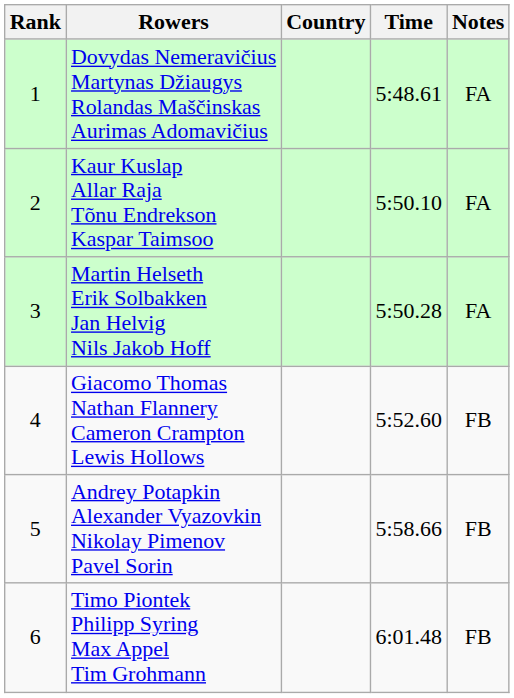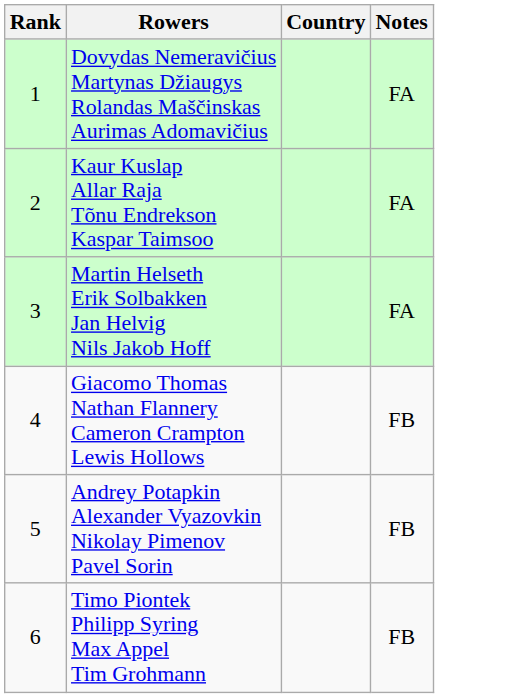- column: (409, 21)
